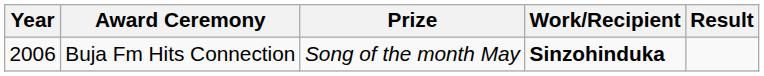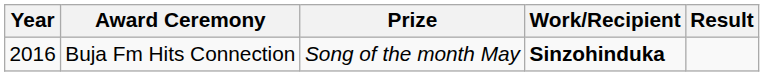(33, 53) 2006 -> (33, 53) 2016
